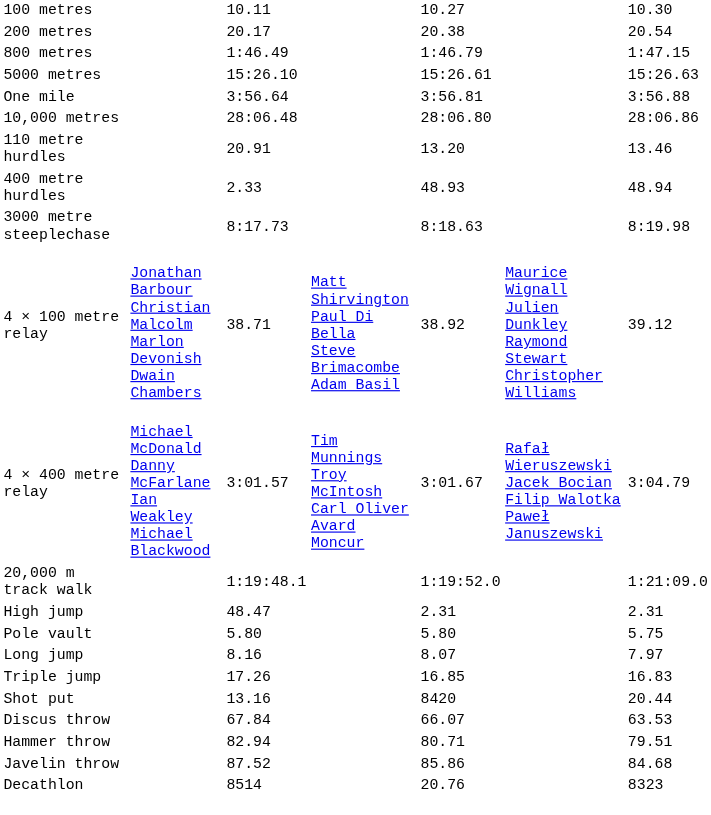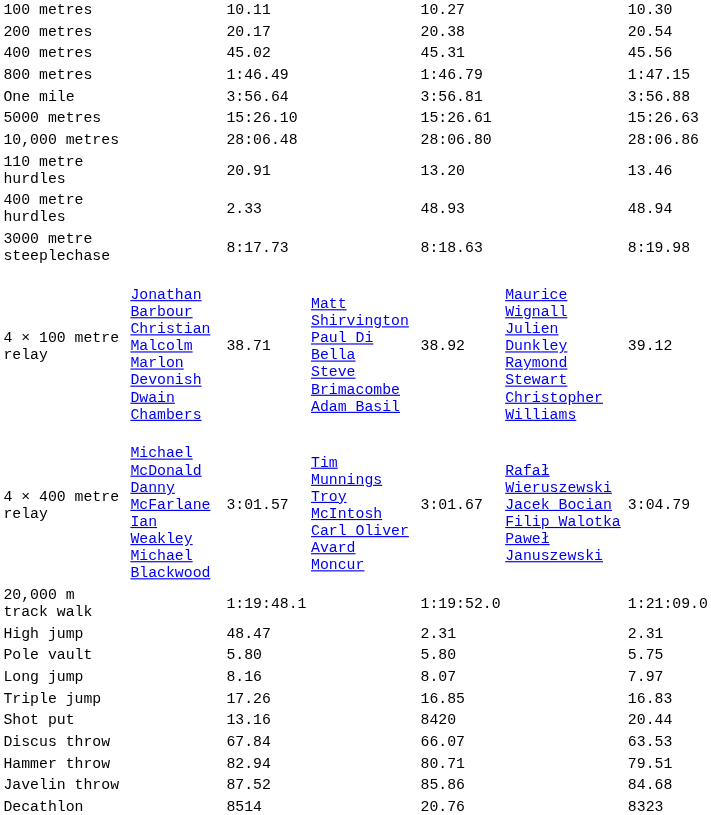+ row: (48, 53)
rows swapped: (39, 97) <-> (52, 75)
